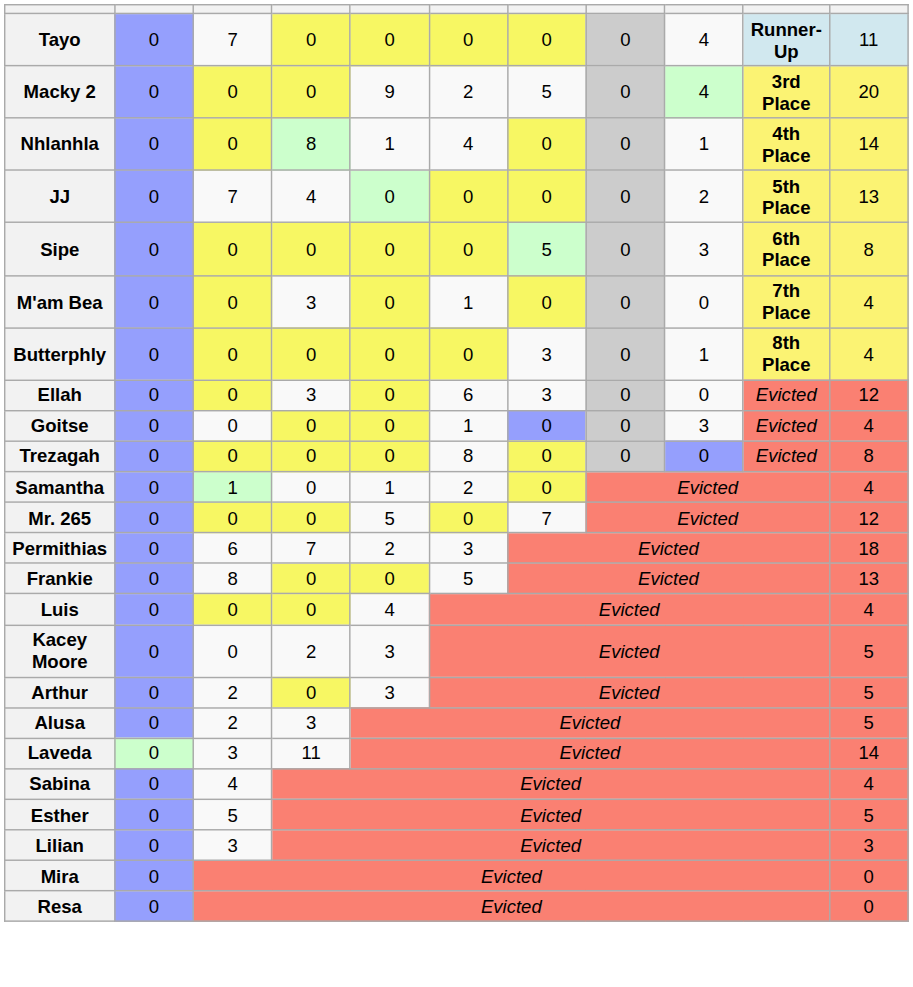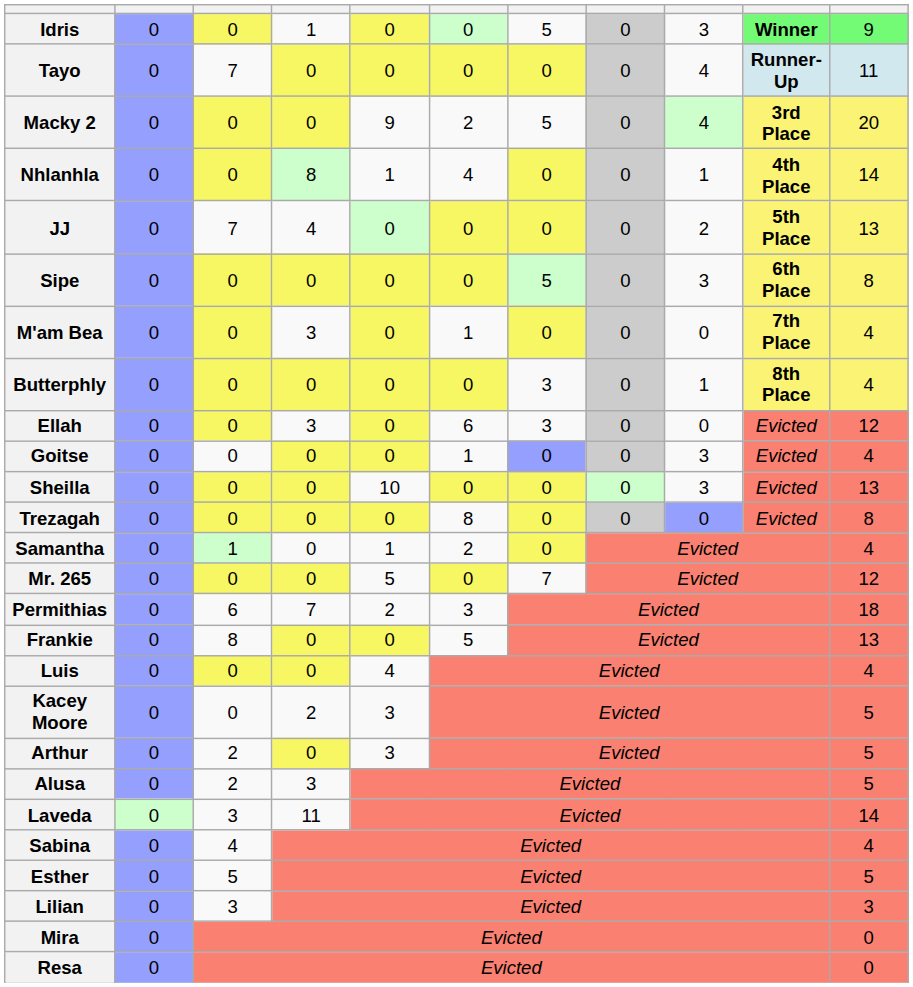+ row: (60, 29)
+ row: (60, 487)
